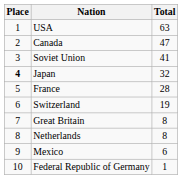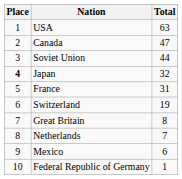(165, 58) 41 -> (165, 58) 44
(165, 89) 28 -> (165, 89) 31
(165, 136) 8 -> (165, 136) 7
